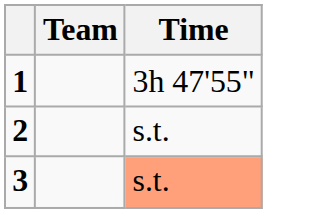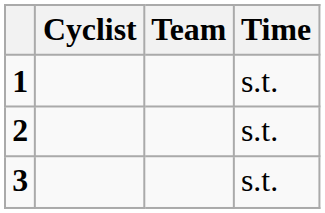+ column: (90, 29)
(194, 80) 3h 47'55" -> (260, 80) s.t.
(151, 181) lightsalmon background -> (260, 181) no background
